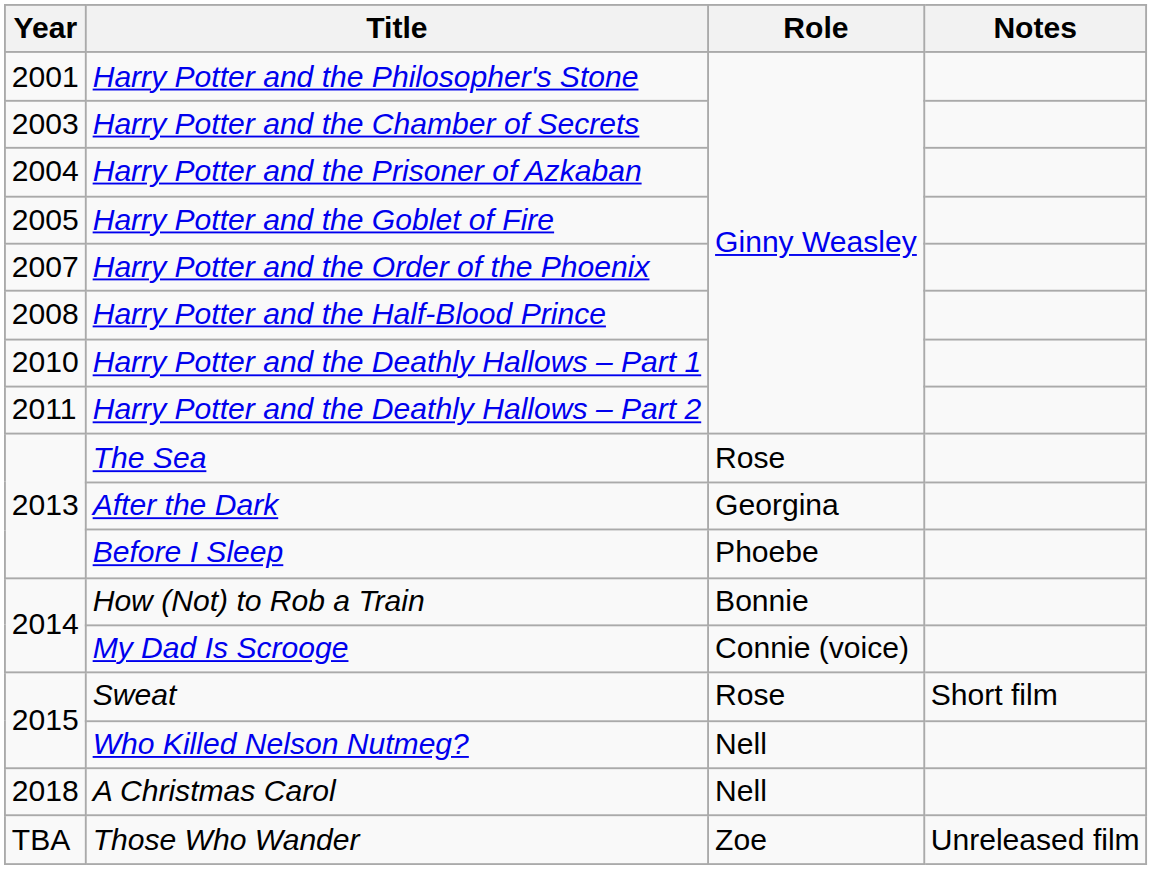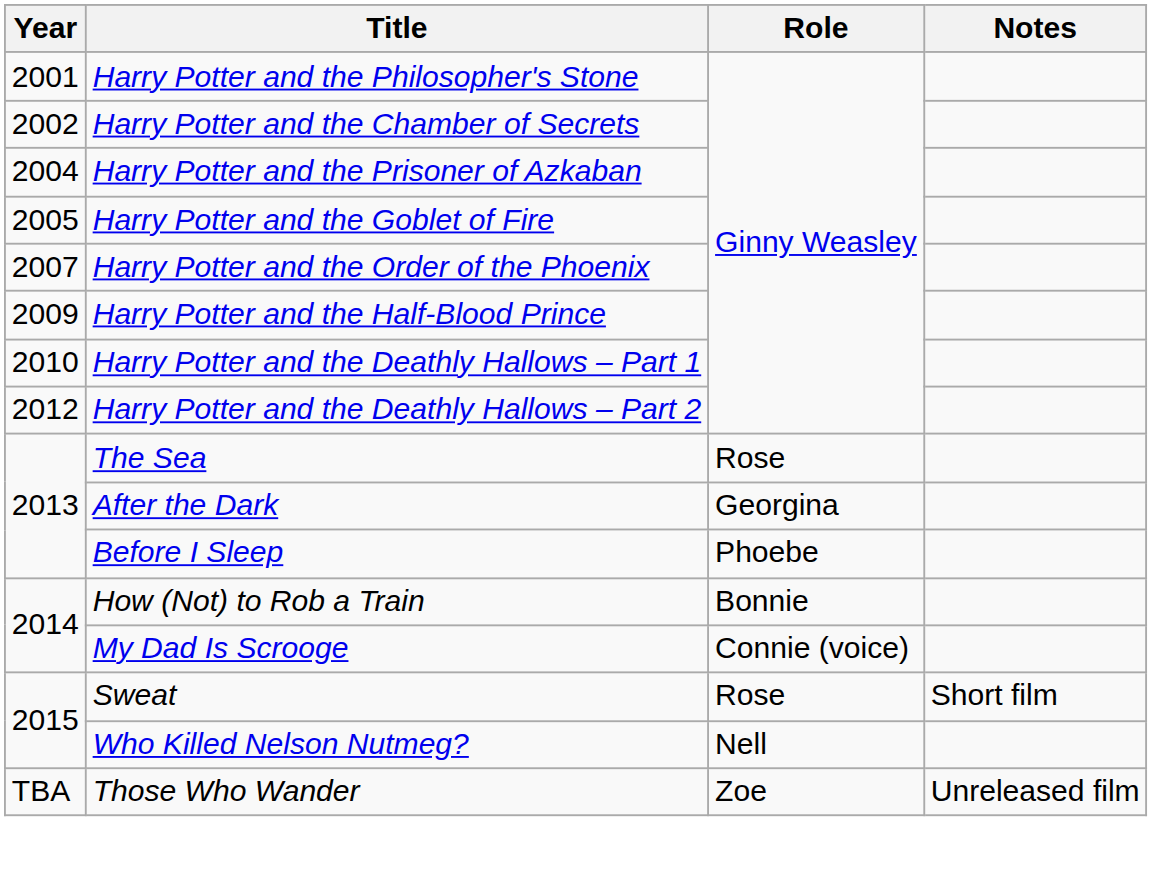(45, 123) 2003 -> (45, 123) 2002
(45, 314) 2008 -> (45, 314) 2009
(44, 409) 2011 -> (45, 409) 2012
- row: (214, 791)
